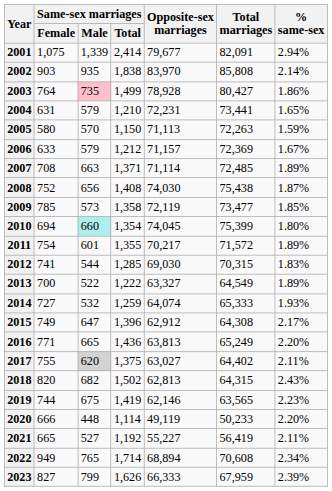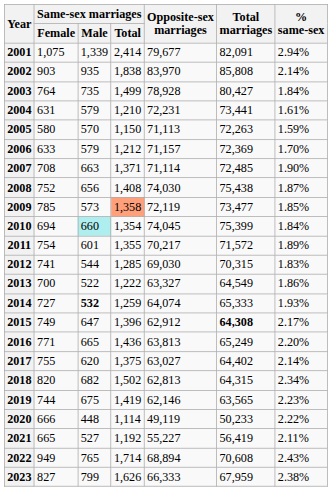(90, 91) pink background -> (90, 91) no background
(294, 91) 1.86% -> (294, 91) 1.84%
(294, 110) 1.65% -> (294, 110) 1.61%
(294, 149) 1.67% -> (294, 149) 1.70%
(294, 168) 1.89% -> (294, 168) 1.90%
(128, 206) no background -> (128, 206) lightsalmon background
(294, 226) 1.80% -> (294, 226) 1.84%
(294, 284) 1.89% -> (294, 284) 1.86%
(90, 303) normal -> (90, 303) bold
(236, 322) normal -> (236, 322) bold
(90, 361) lightgrey background -> (90, 361) no background
(293, 361) 2.11% -> (294, 361) 2.14%
(294, 380) 2.43% -> (294, 380) 2.34%
(294, 419) 2.20% -> (294, 419) 2.22%
(294, 457) 2.34% -> (294, 457) 2.43%
(294, 476) 2.39% -> (294, 476) 2.38%
